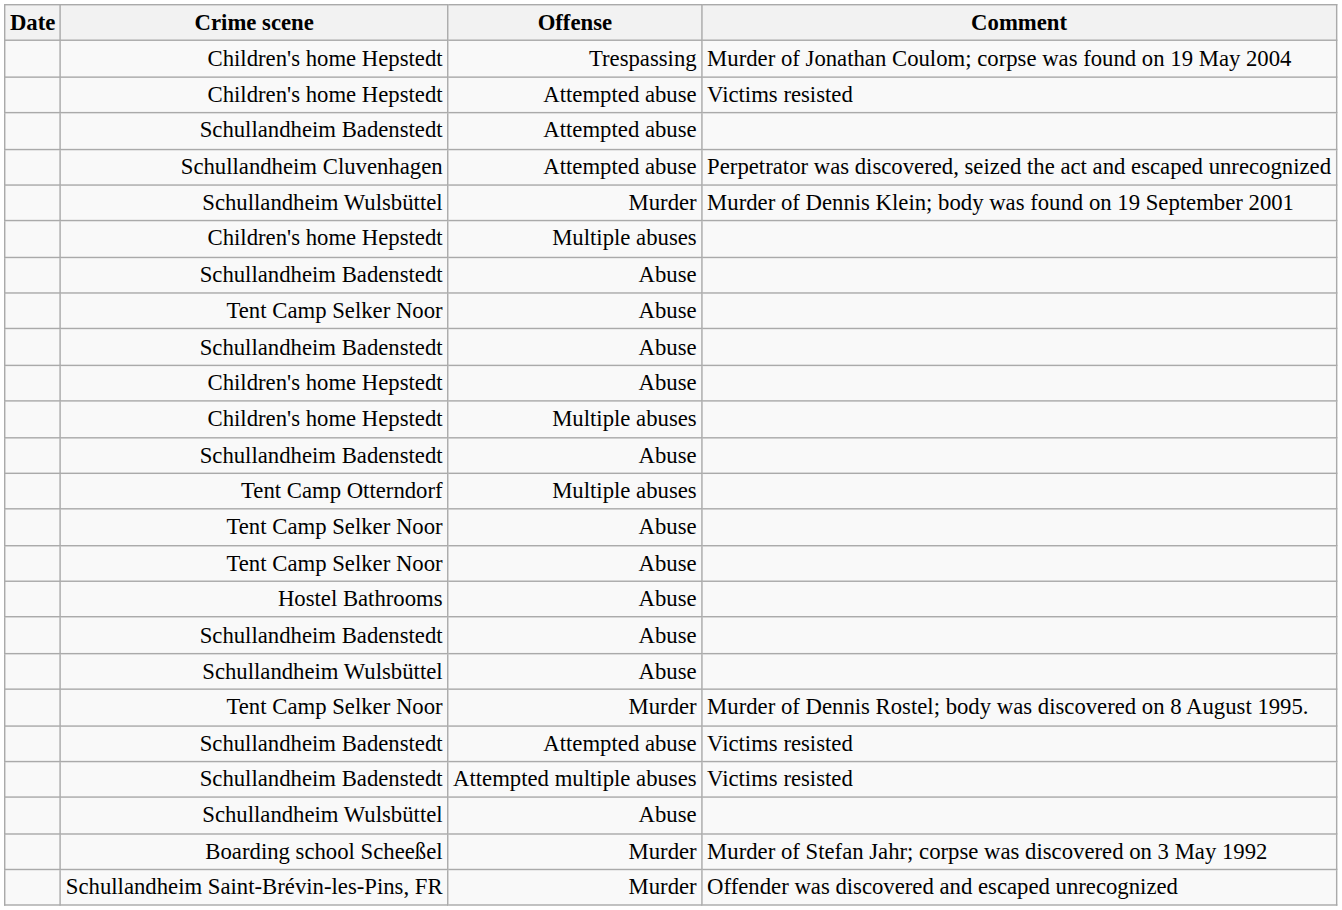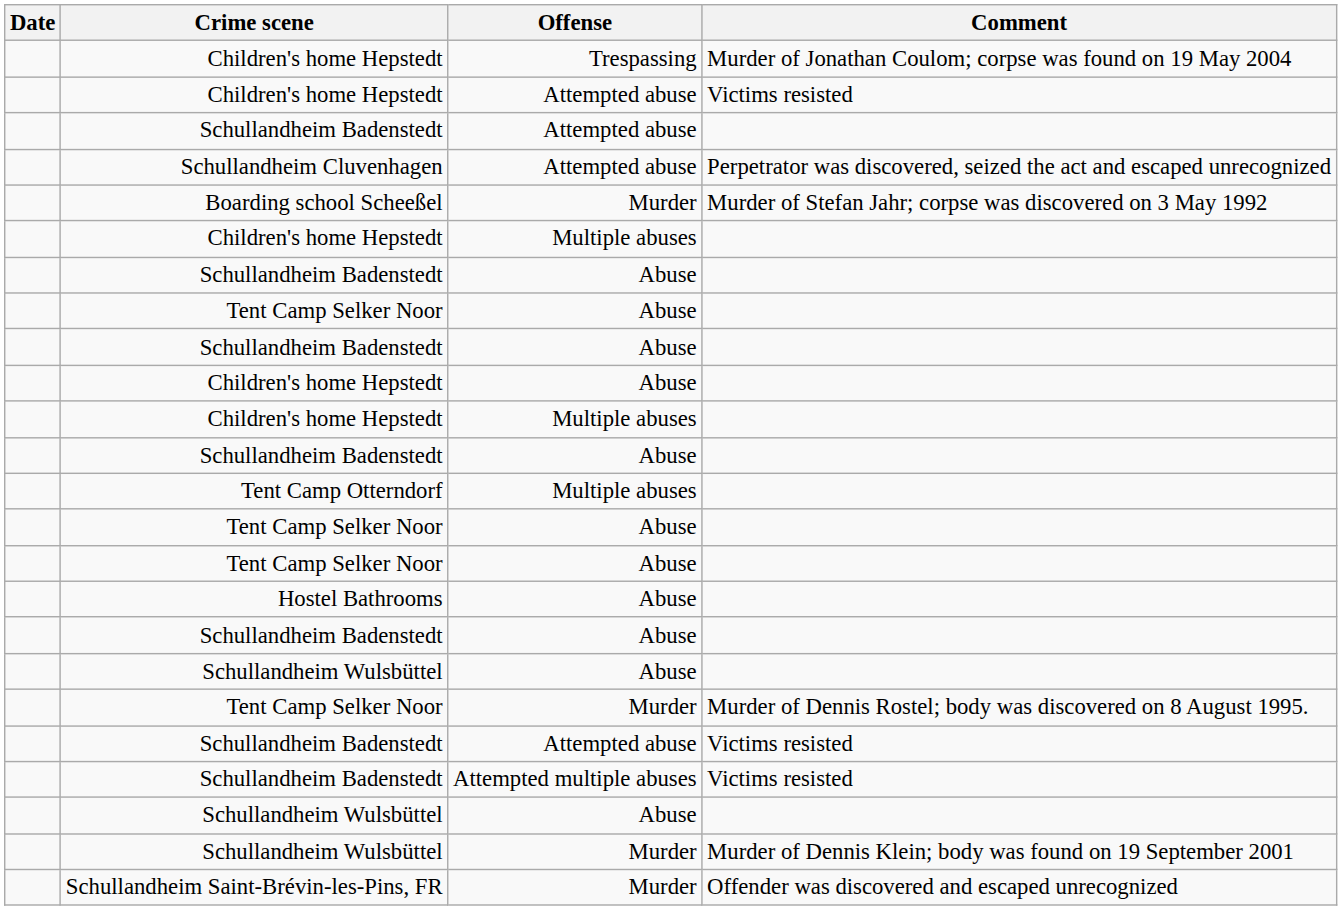rows swapped: (324, 851) <-> (322, 202)
